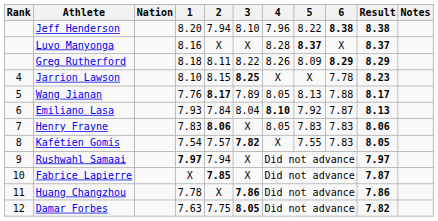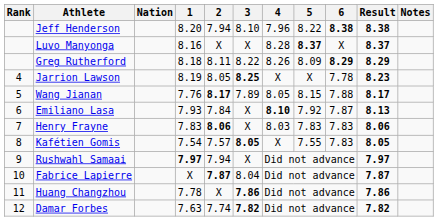(190, 78) 8.10 -> (190, 78) 8.19
(219, 78) 8.15 -> (219, 78) 8.05
(310, 94) 8.13 -> (310, 94) 8.15
(248, 110) 8.04 -> (248, 110) X
(278, 127) 8.05 -> (278, 127) 8.03
(248, 143) 7.82 -> (248, 143) 8.05
(219, 176) 7.85 -> (219, 176) 7.87
(248, 176) X -> (248, 176) 8.04
(219, 208) 7.75 -> (219, 208) 7.74
(248, 208) 8.05 -> (248, 208) 7.82
